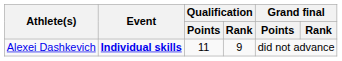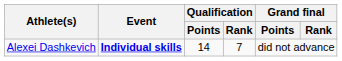(204, 47) 11 -> (204, 47) 14
(239, 47) 9 -> (239, 47) 7
